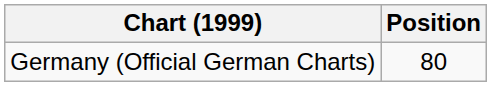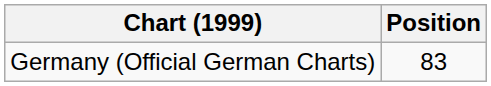(434, 61) 80 -> (434, 61) 83
